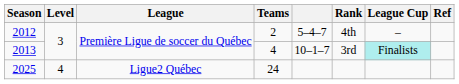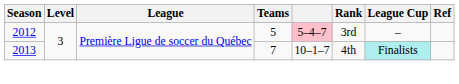(273, 32) 2 -> (273, 32) 5
(312, 32) no background -> (312, 32) pink background
(349, 32) 4th -> (349, 32) 3rd
(273, 50) 4 -> (273, 50) 7
(349, 50) 3rd -> (349, 50) 4th
- row: (24, 69)
